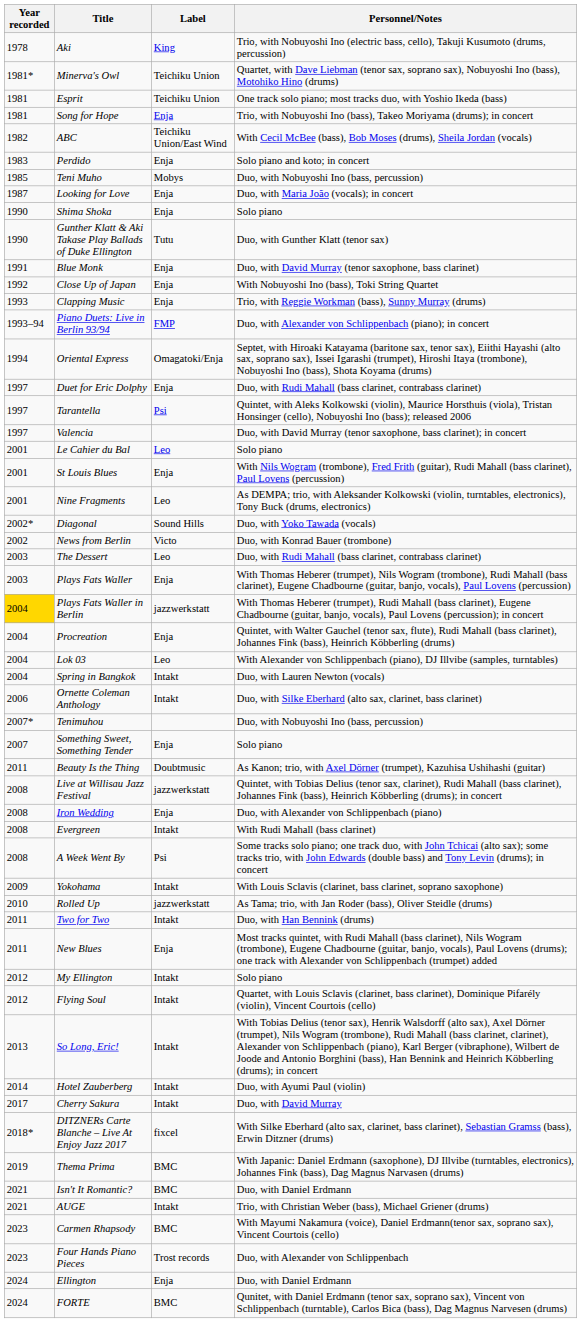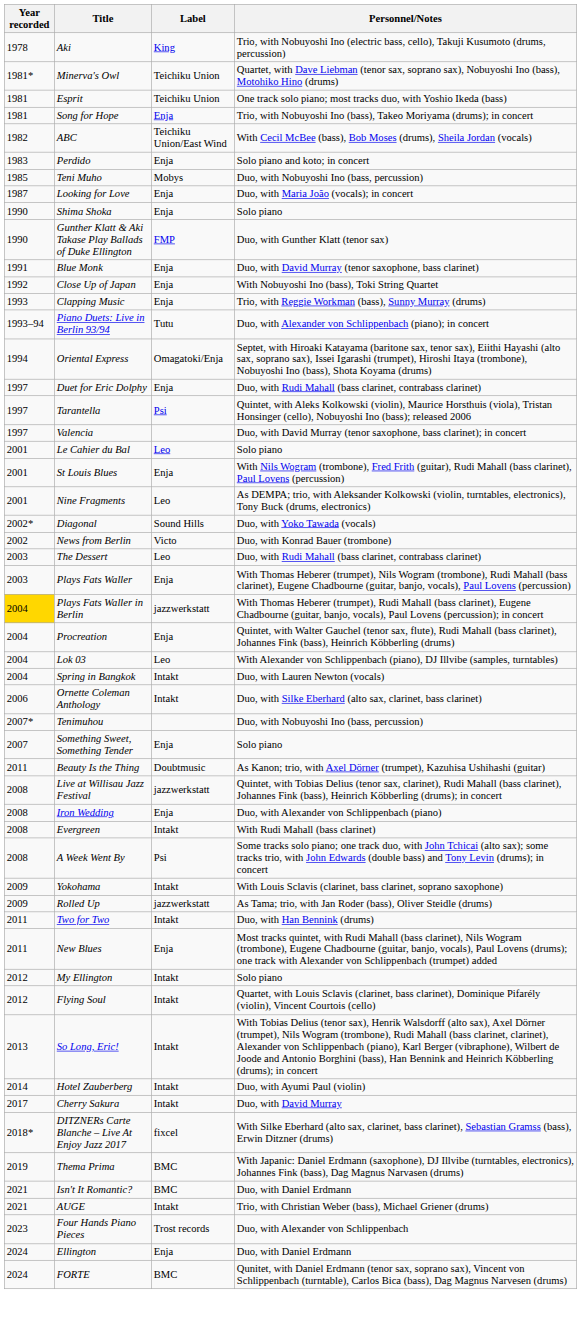(164, 239) Tutu -> (164, 239) FMP
(164, 324) FMP -> (164, 324) Tutu
(17, 903) 2010 -> (17, 903) 2009
- row: (96, 1229)
